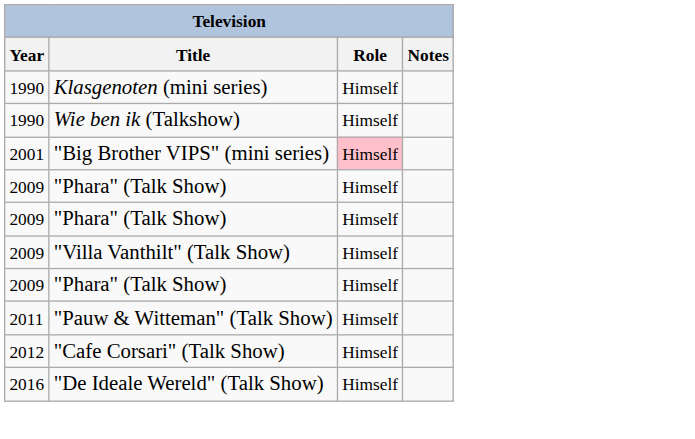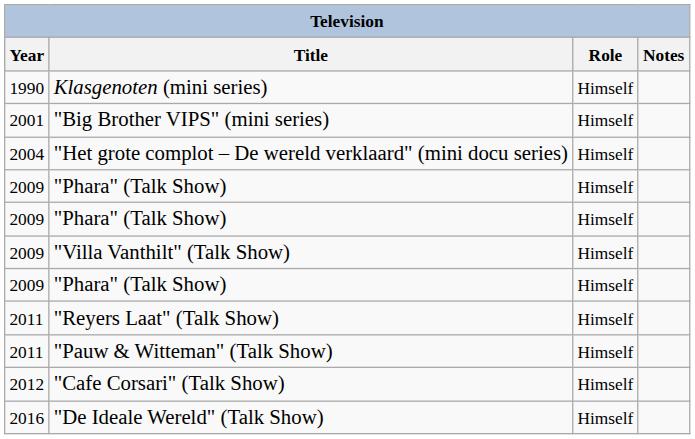- row: (27, 121)
(370, 154) pink background -> (605, 121) no background
+ row: (27, 154)
+ row: (26, 319)
